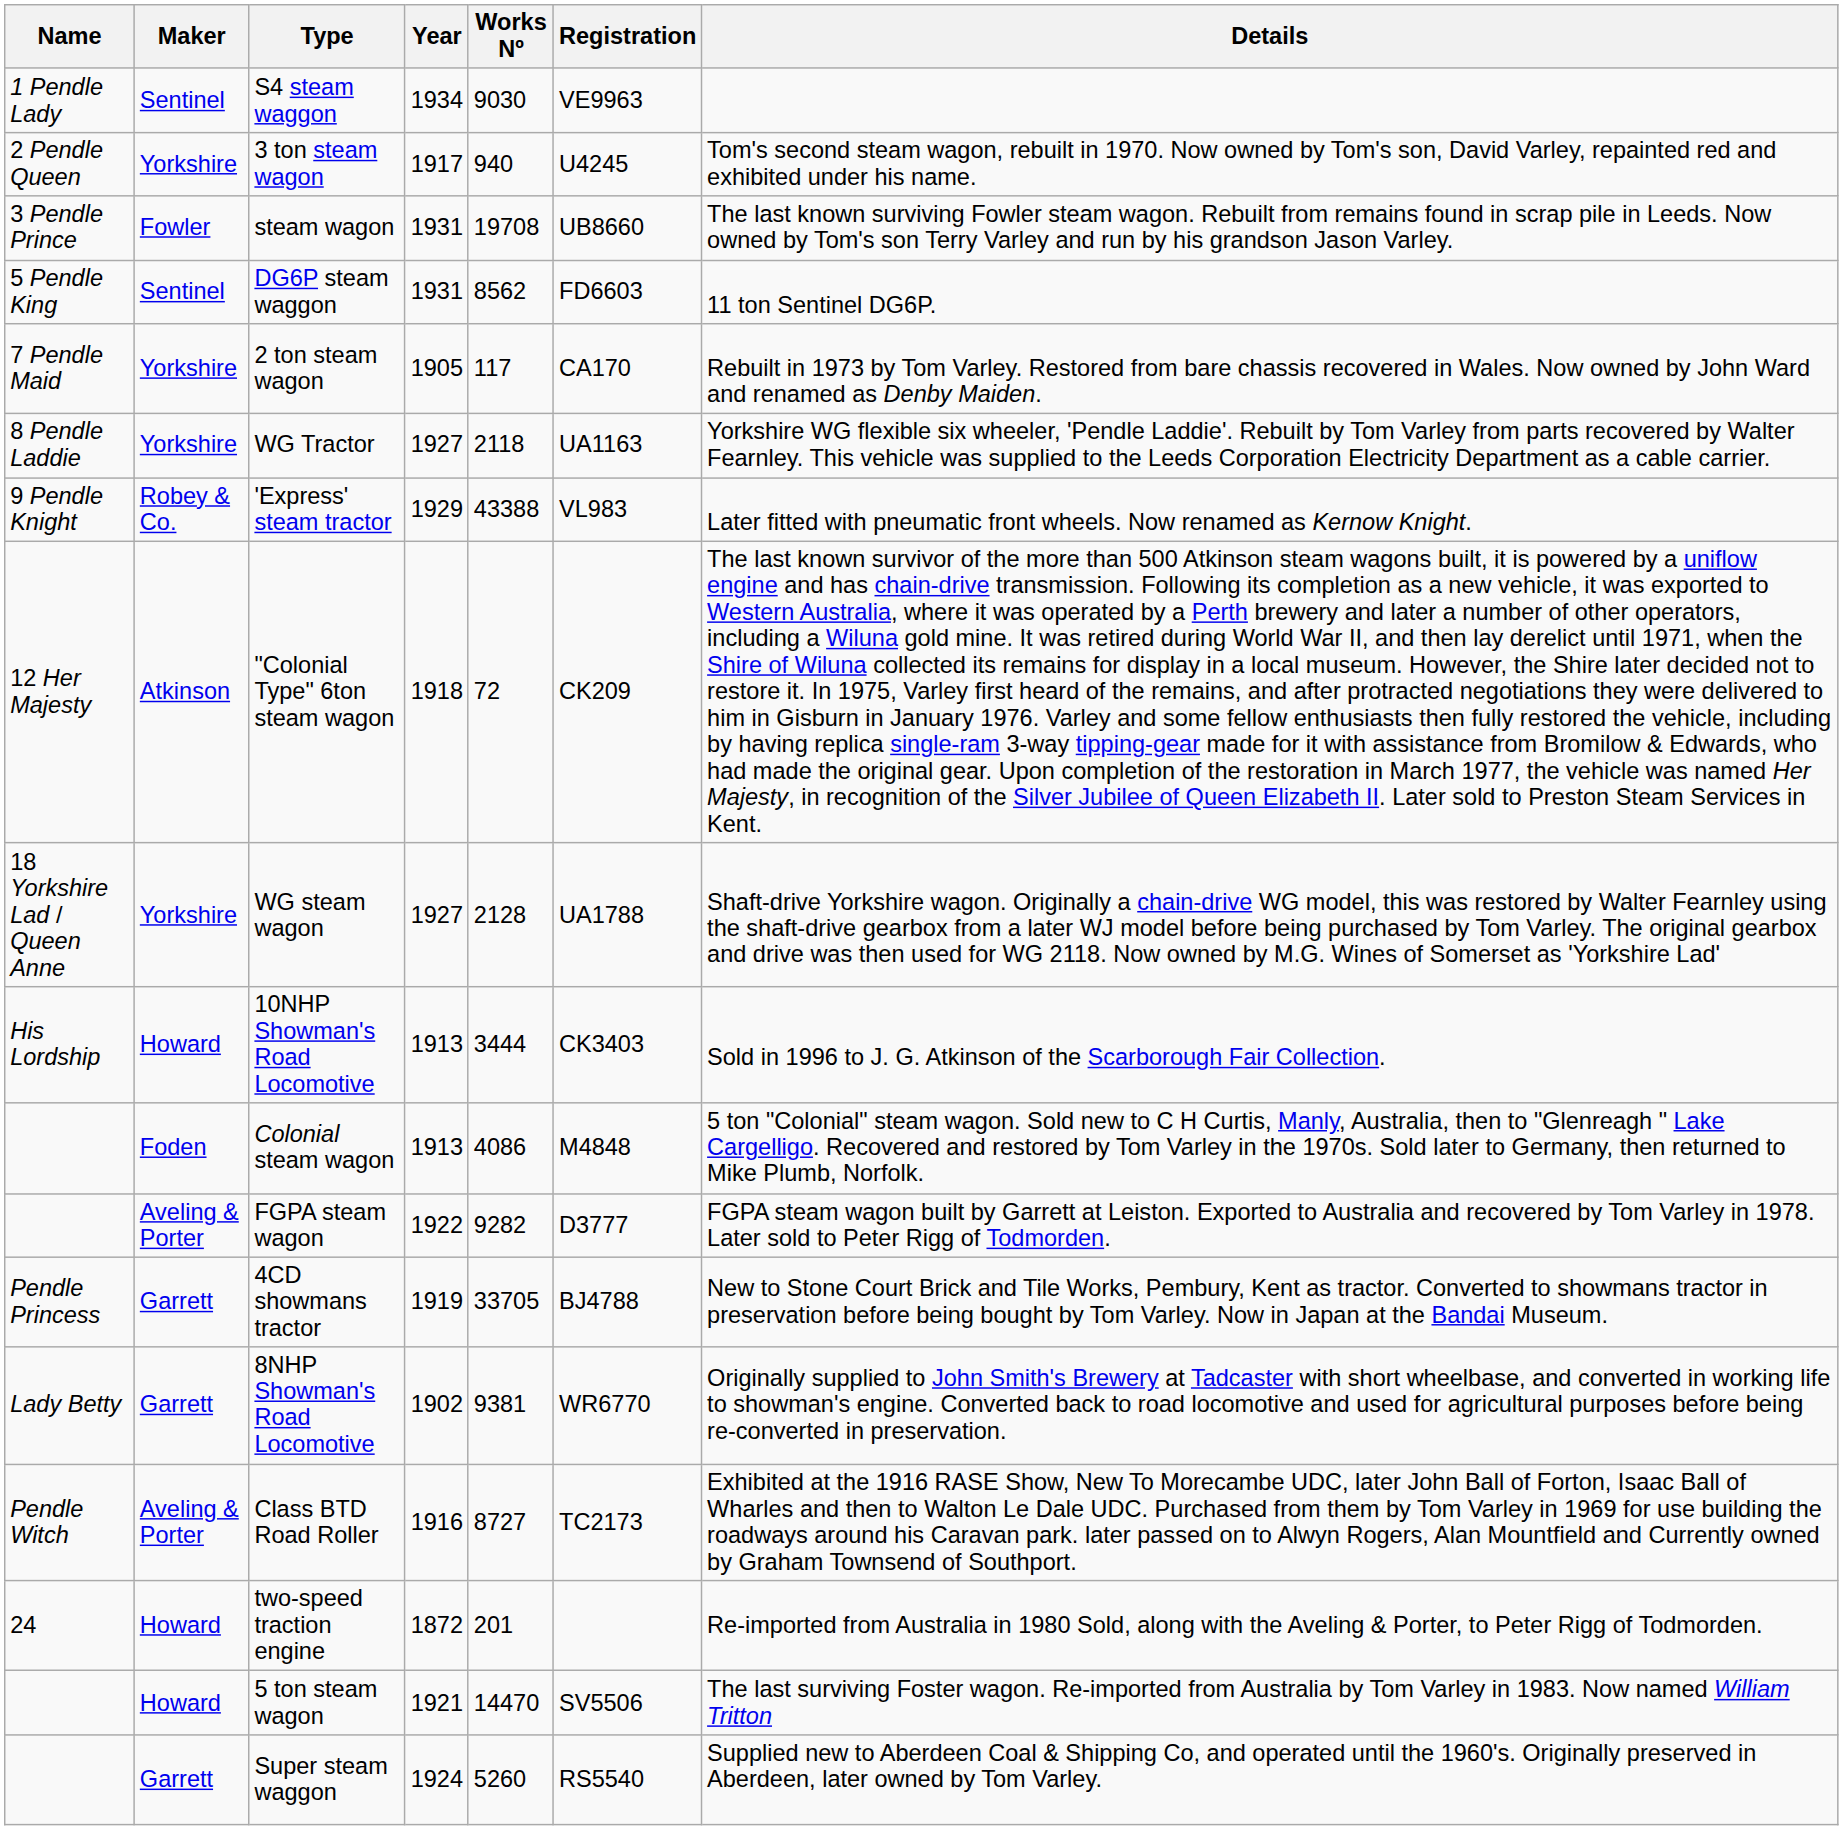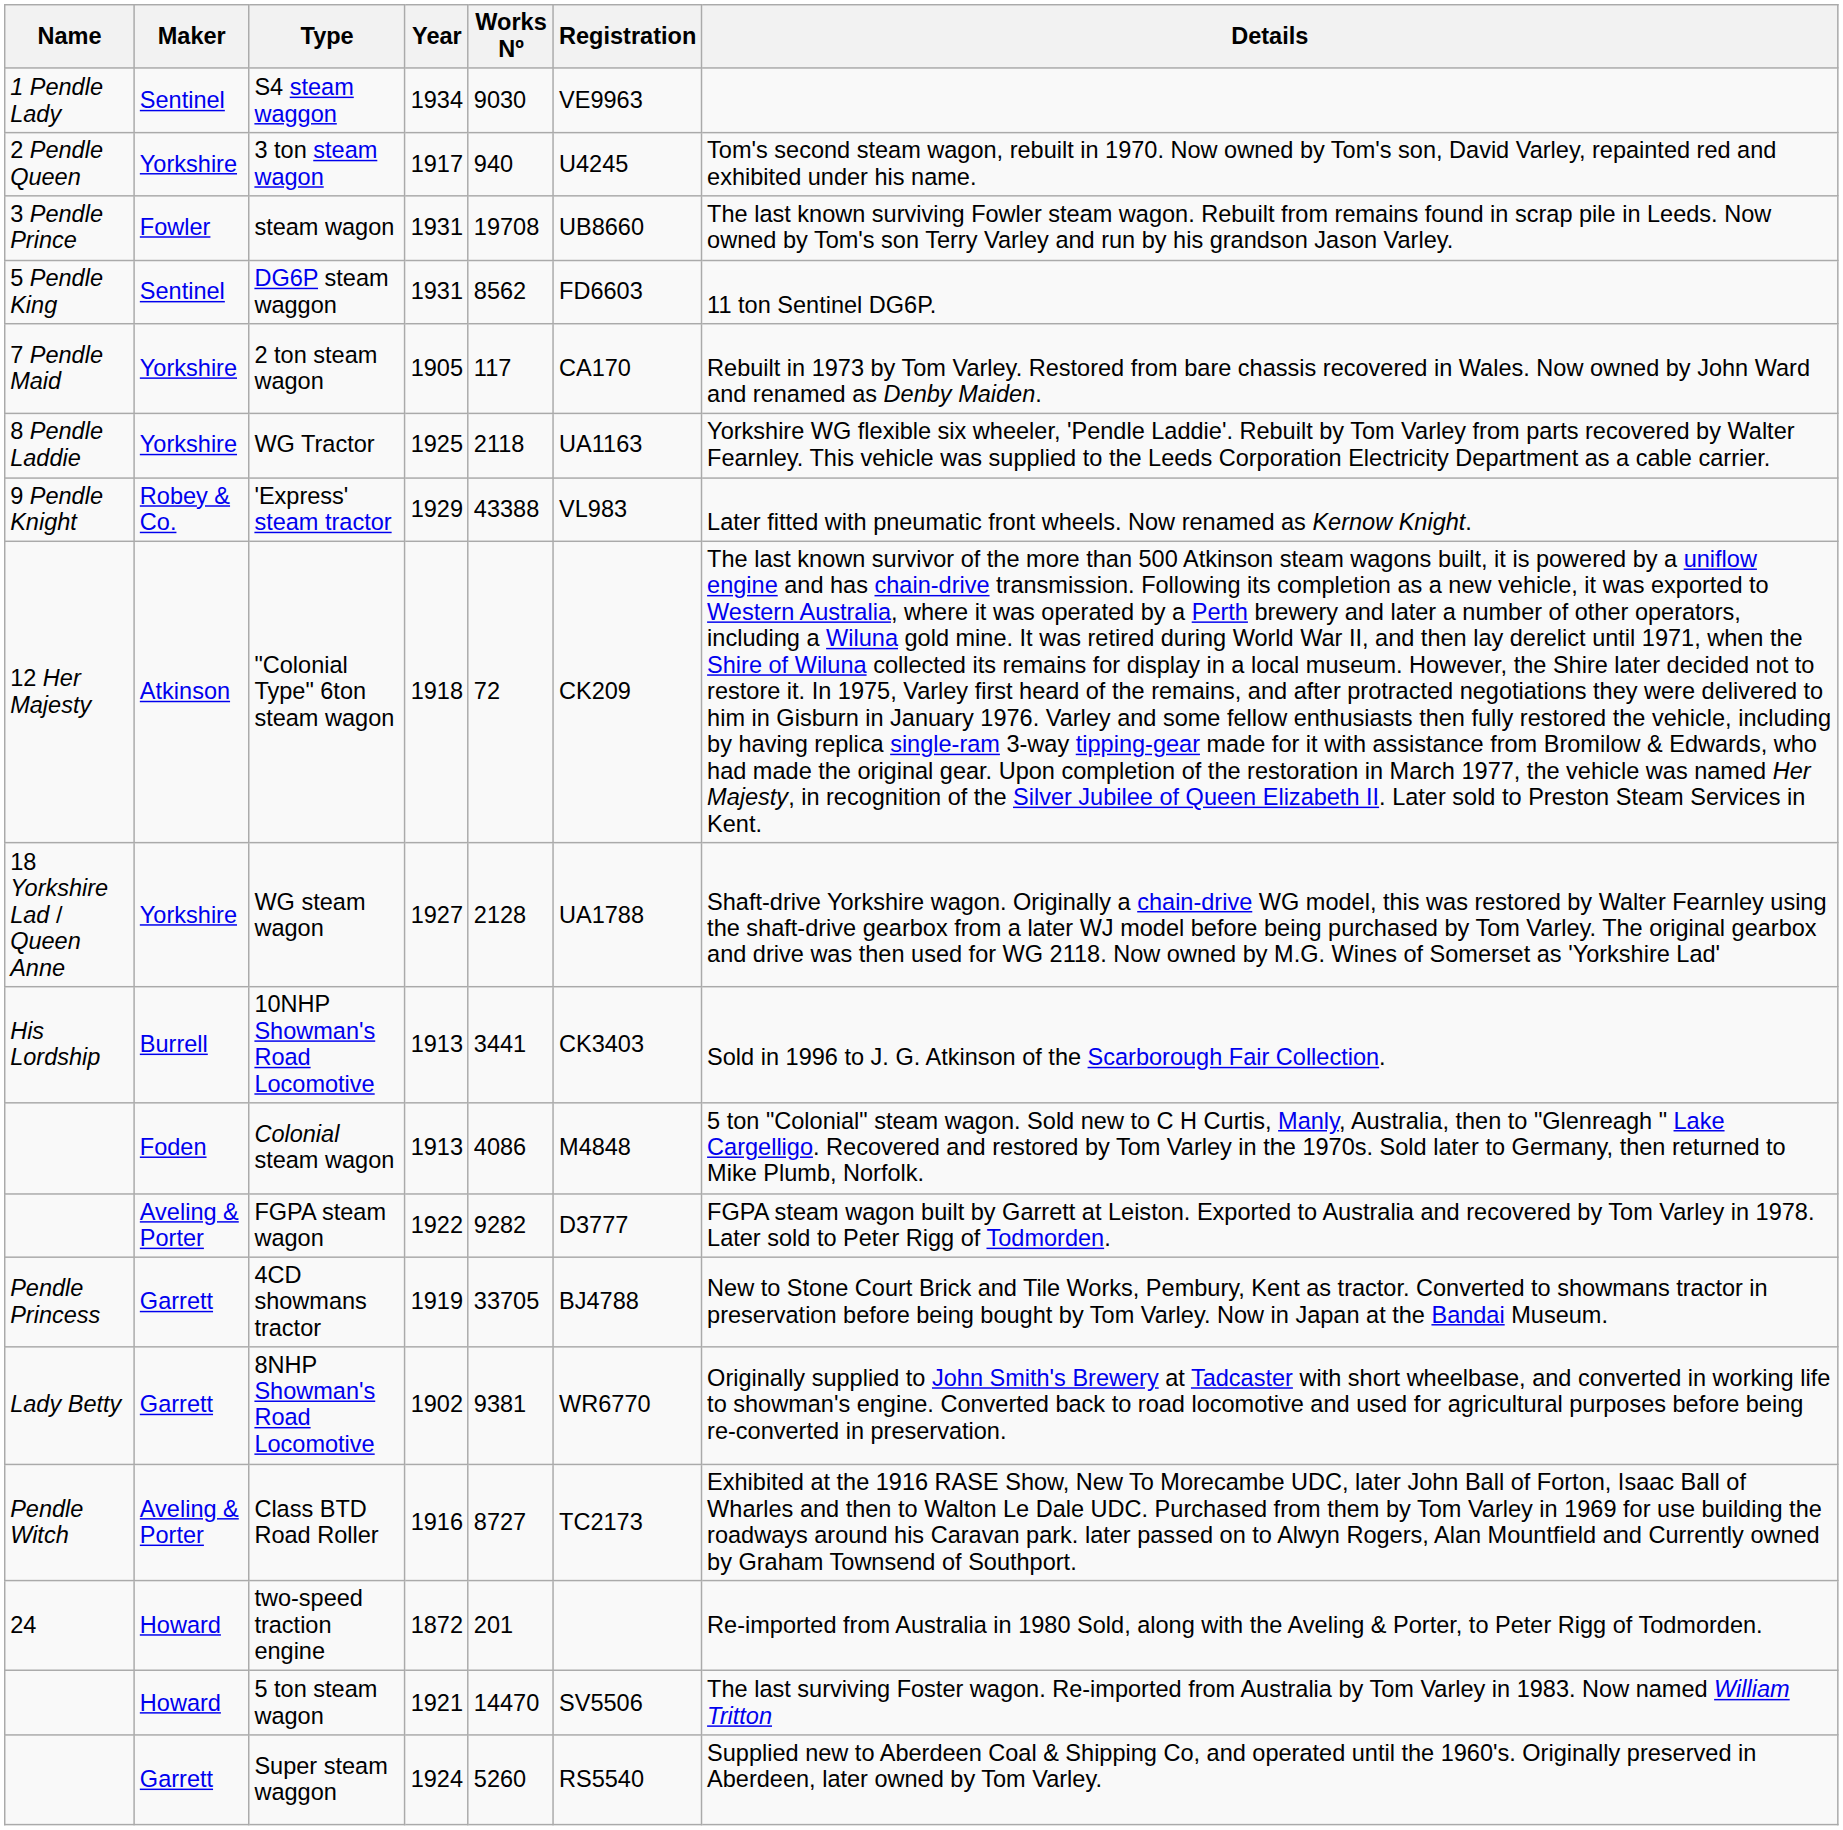(437, 445) 1927 -> (437, 445) 1925
(180, 1044) Howard -> (174, 1044) Burrell
(500, 1044) 3444 -> (500, 1044) 3441
